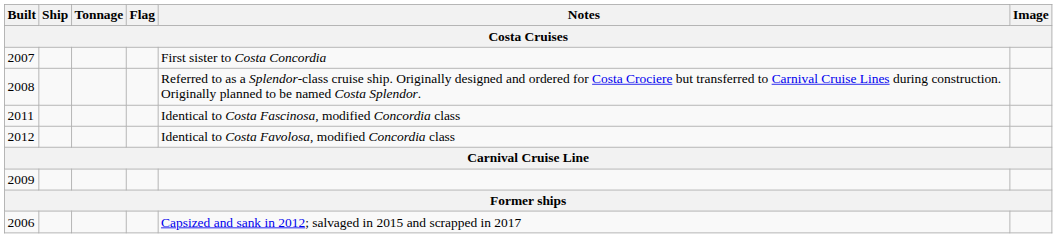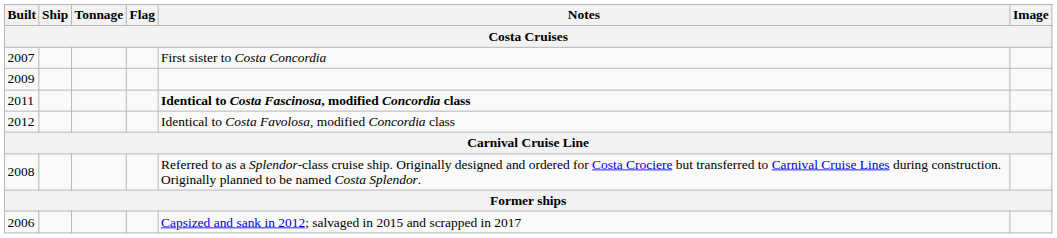rows swapped: (21, 179) <-> (21, 86)
(311, 115) normal -> (316, 100) bold
